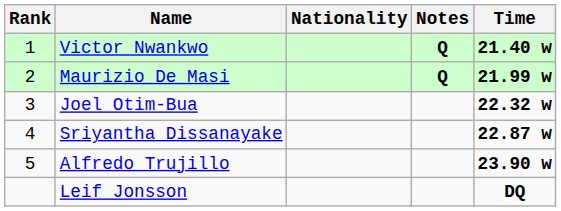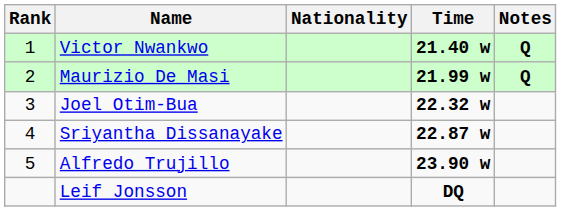columns swapped: (515, 19) <-> (443, 19)
